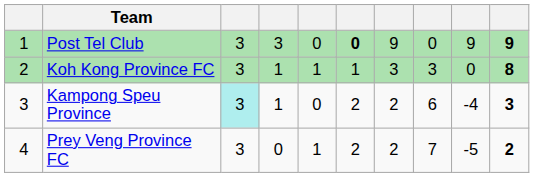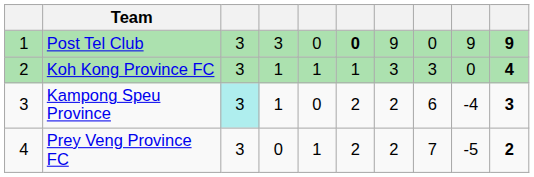(509, 69) 8 -> (509, 69) 4
